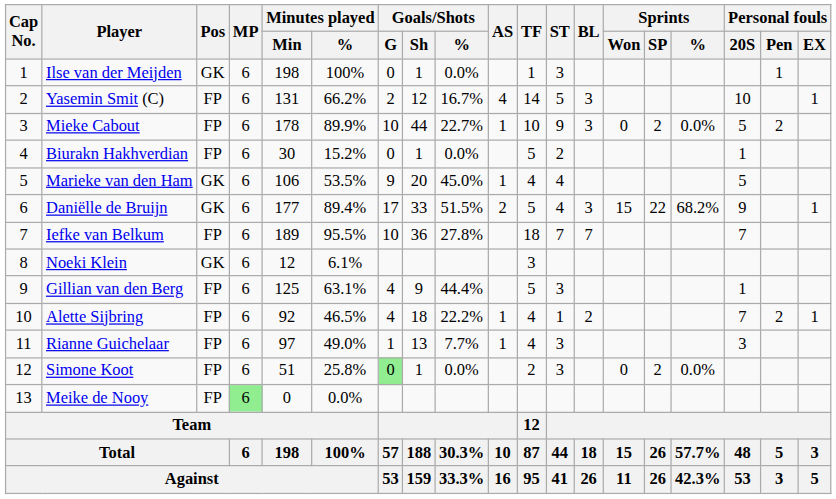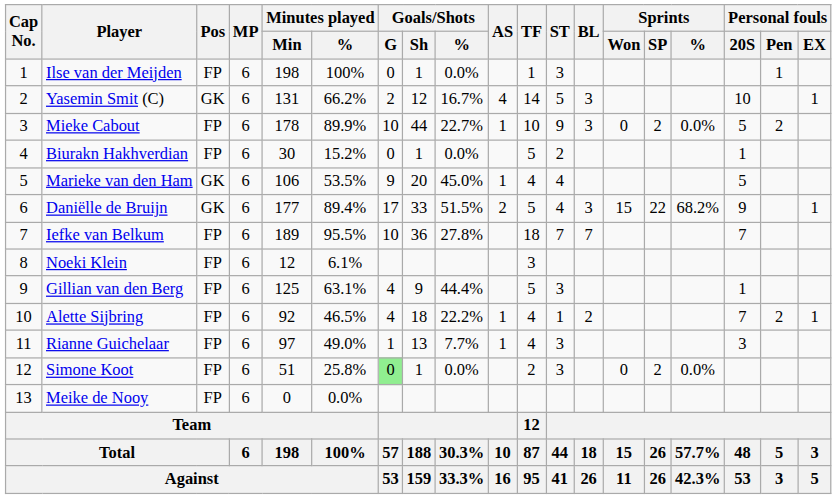(213, 71) GK -> (213, 71) FP
(213, 99) FP -> (213, 99) GK
(213, 262) GK -> (213, 262) FP
(246, 397) lightgreen background -> (246, 397) no background
